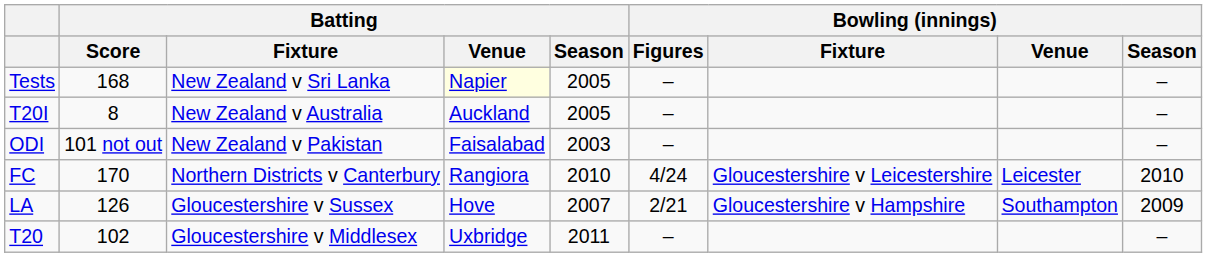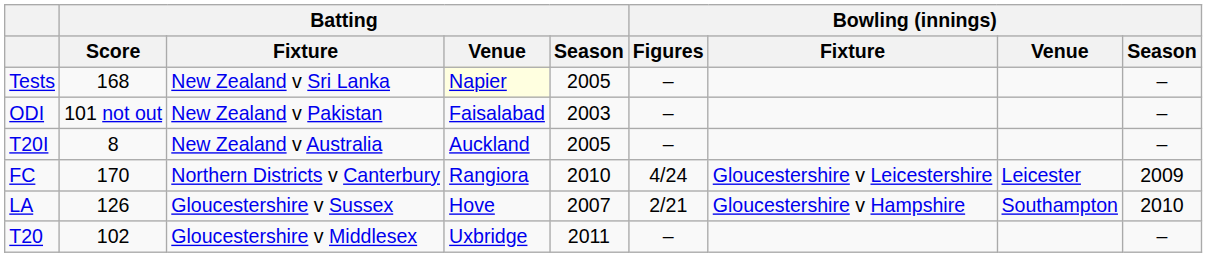rows swapped: (27, 144) <-> (29, 113)
(1162, 175) 2010 -> (1162, 175) 2009
(1162, 206) 2009 -> (1162, 206) 2010
